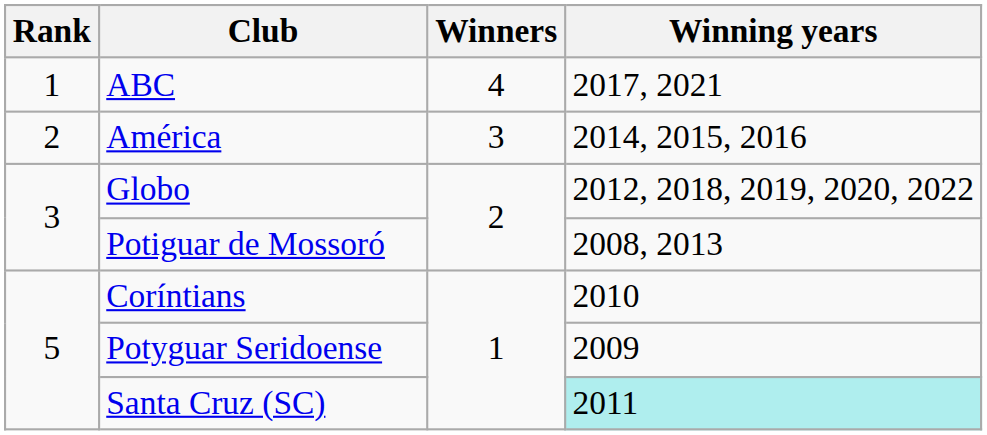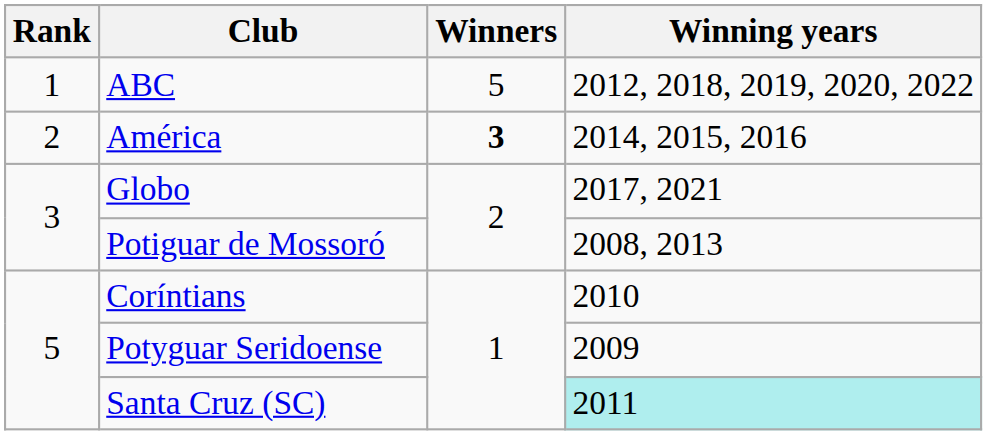(496, 84) 4 -> (496, 84) 5
(648, 84) 2017, 2021 -> (773, 84) 2012, 2018, 2019, 2020, 2022
(496, 137) normal -> (496, 137) bold
(773, 190) 2012, 2018, 2019, 2020, 2022 -> (648, 190) 2017, 2021
